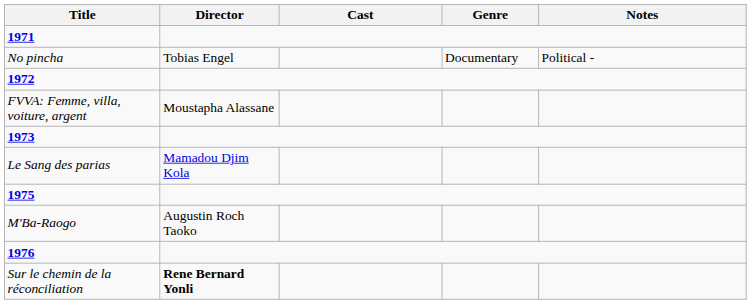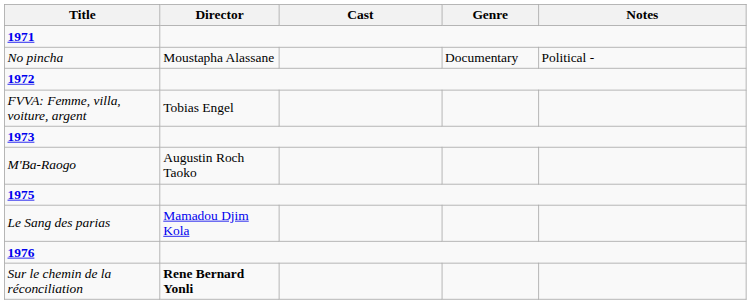(198, 57) Tobias Engel -> (219, 57) Moustapha Alassane
(219, 107) Moustapha Alassane -> (198, 107) Tobias Engel
rows swapped: (59, 165) <-> (42, 223)
